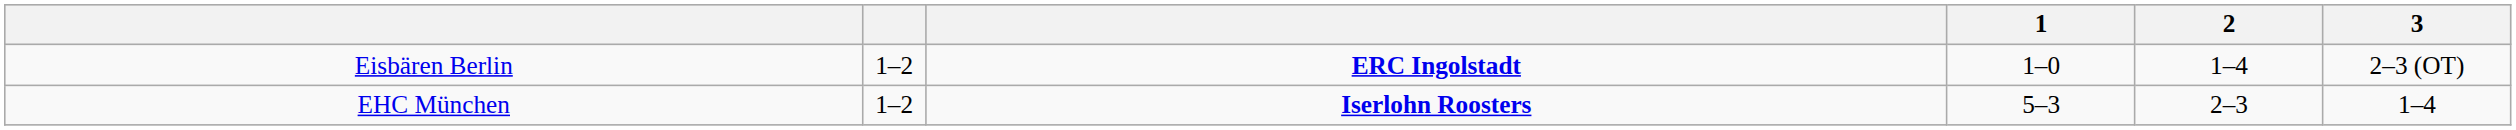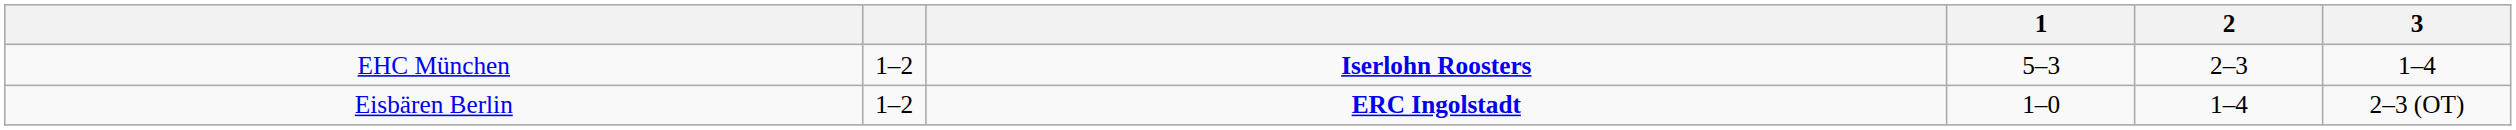rows swapped: (434, 104) <-> (434, 64)
